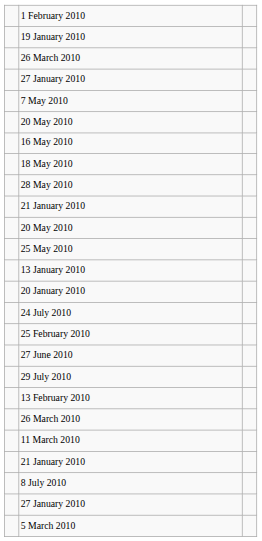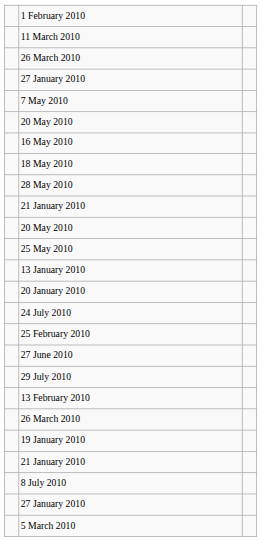rows swapped: (11, 441) <-> (11, 37)
